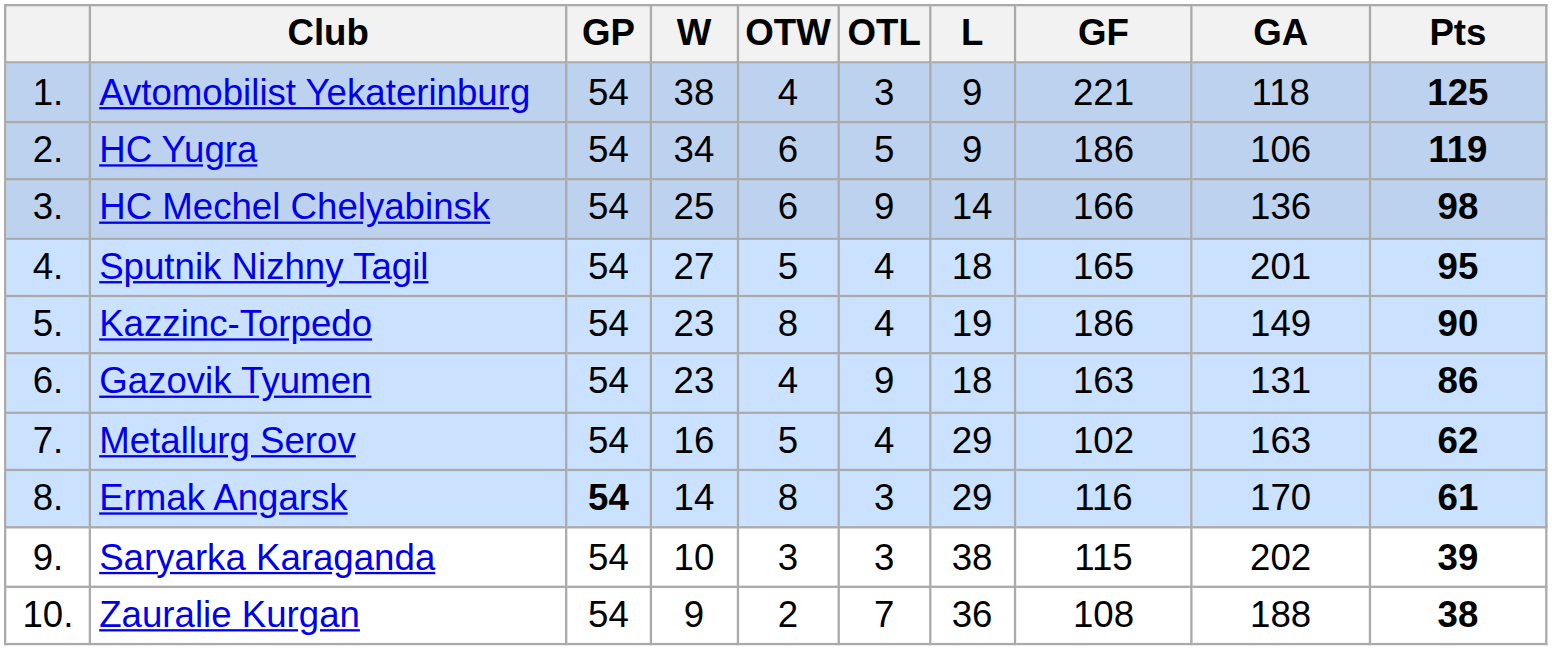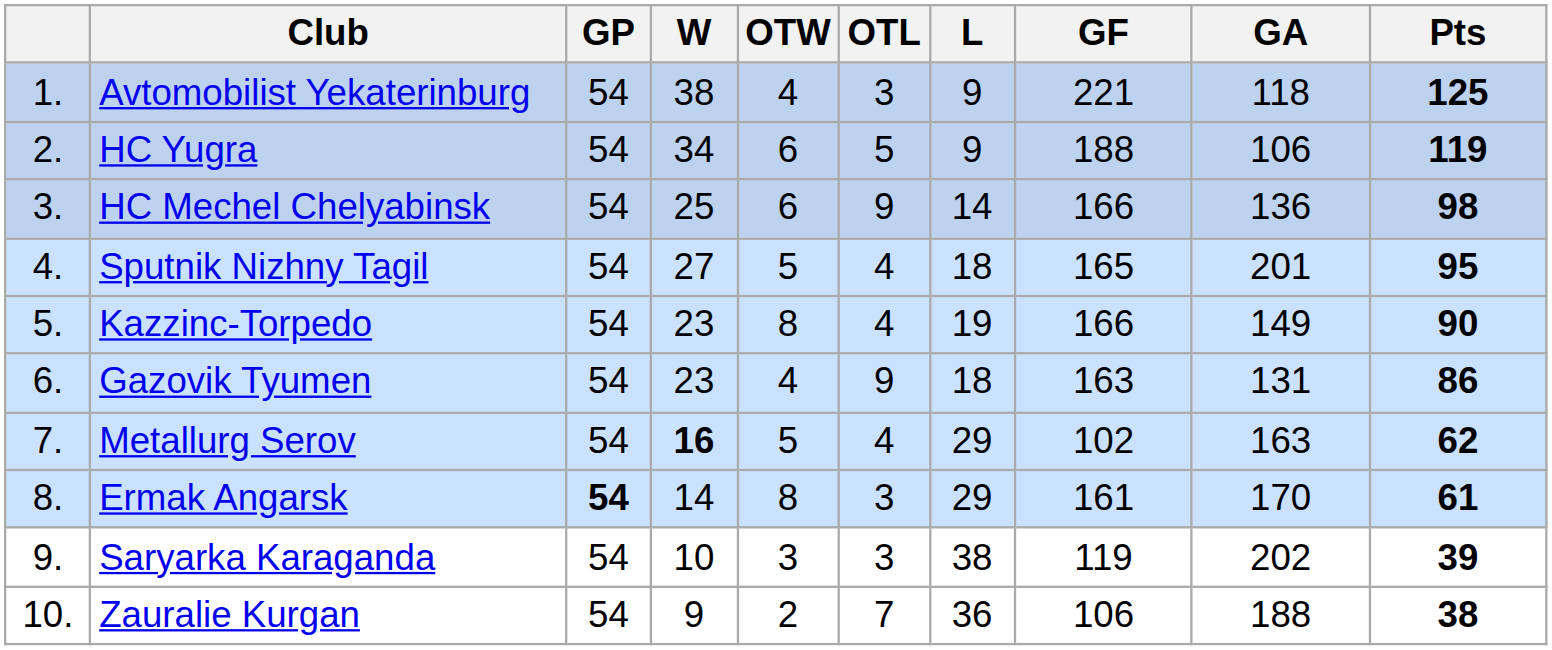(1104, 149) 186 -> (1104, 149) 188
(1104, 324) 186 -> (1104, 324) 166
(694, 440) normal -> (694, 440) bold
(1104, 498) 116 -> (1104, 498) 161
(1104, 556) 115 -> (1104, 556) 119
(1104, 614) 108 -> (1104, 614) 106
